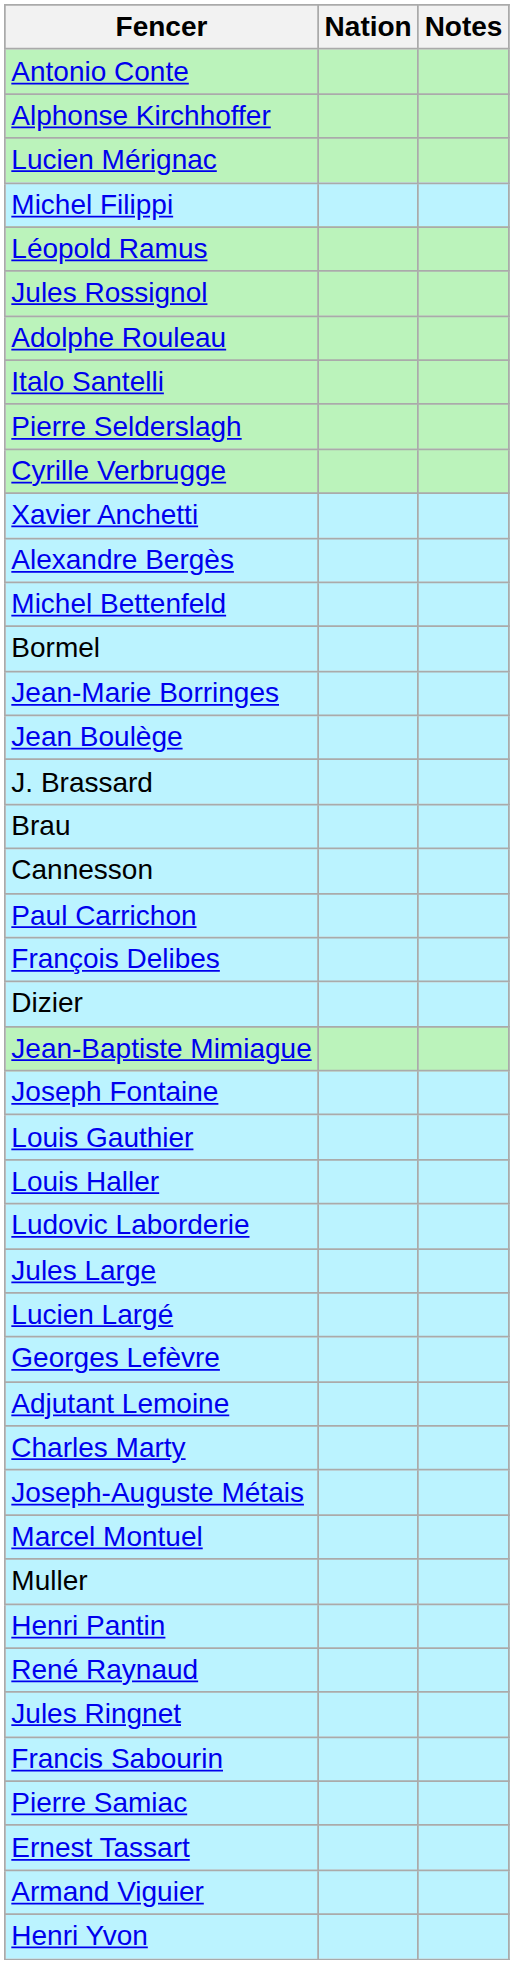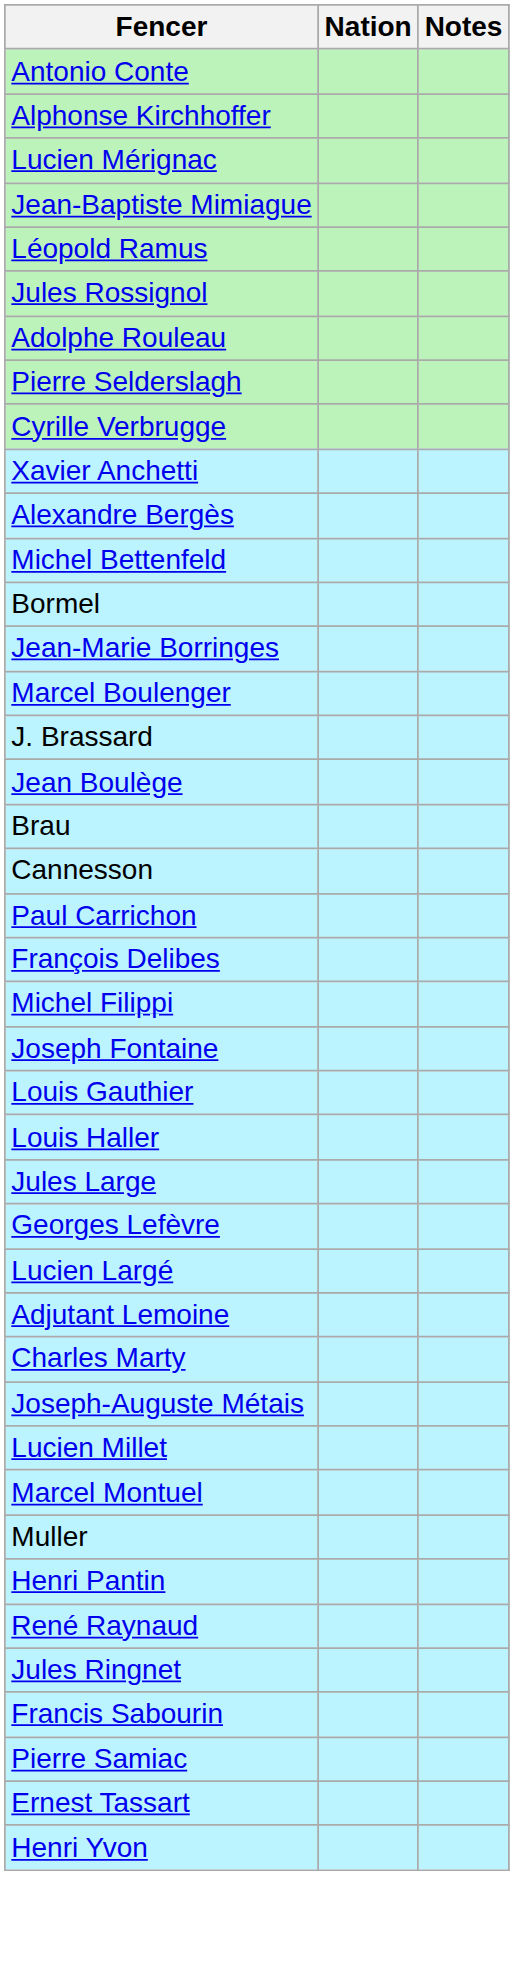rows swapped: (162, 1048) <-> (92, 204)
- row: (88, 381)
+ row: (121, 692)
rows swapped: (97, 737) <-> (82, 781)
- row: (47, 1003)
- row: (130, 1225)
rows swapped: (92, 1314) <-> (116, 1358)
+ row: (89, 1447)
- row: (108, 1891)
